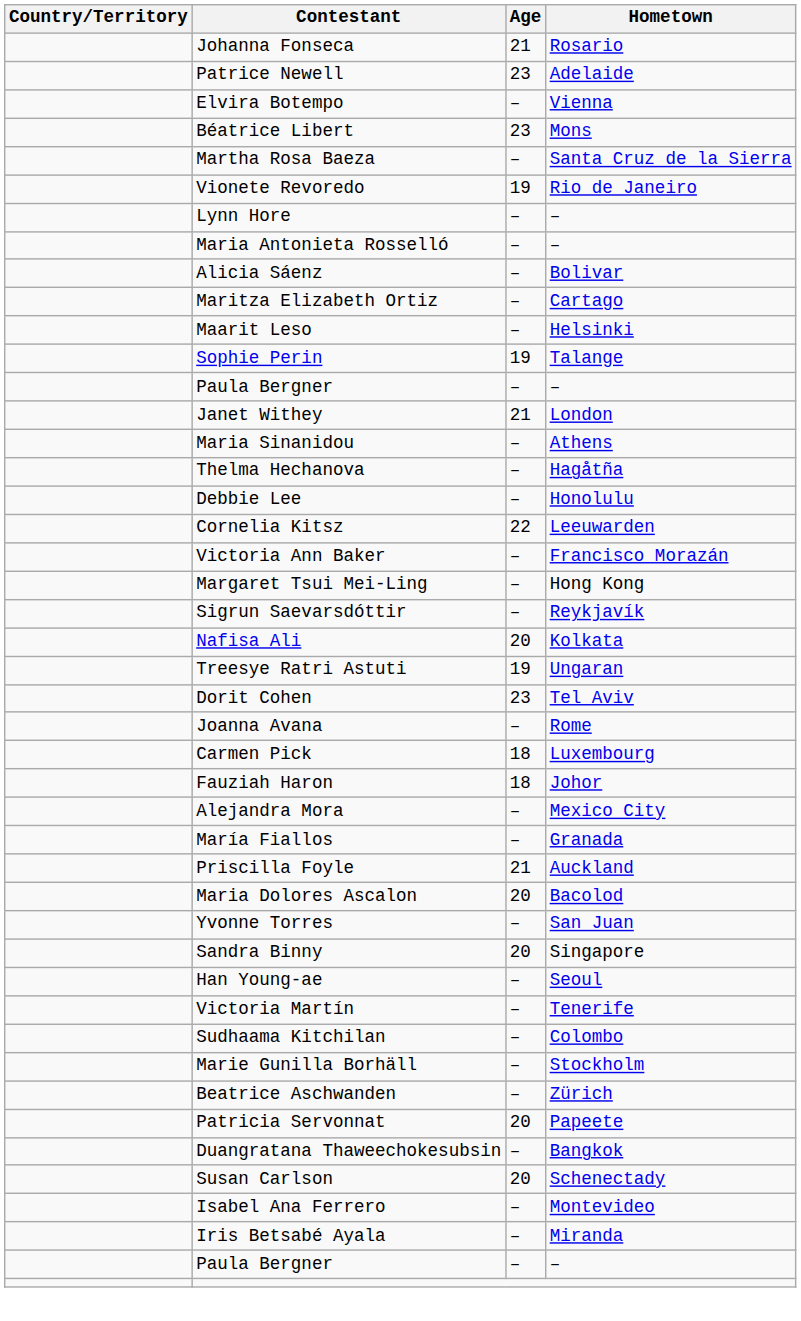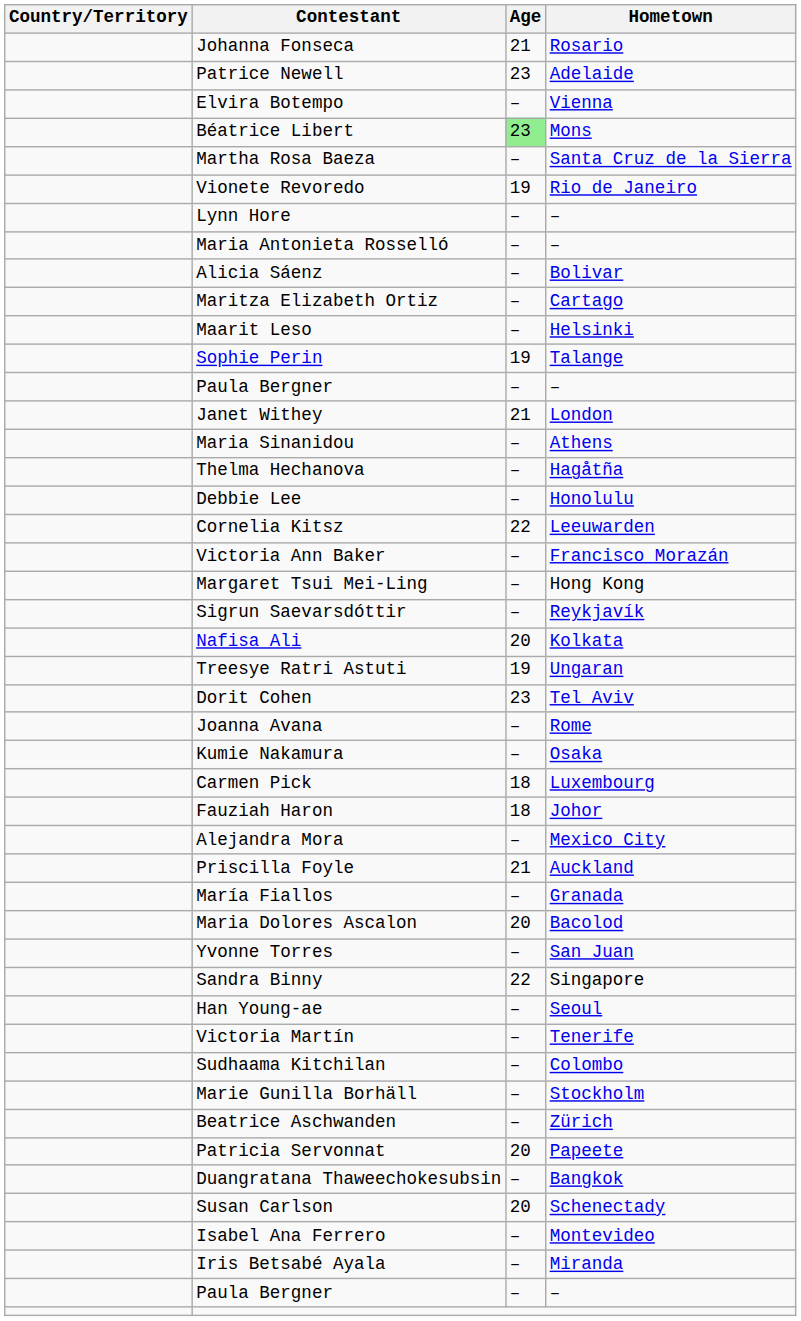(520, 132) no background -> (520, 132) lightgreen background
+ row: (270, 755)
rows swapped: (275, 869) <-> (265, 840)
(520, 953) 20 -> (520, 982) 22
